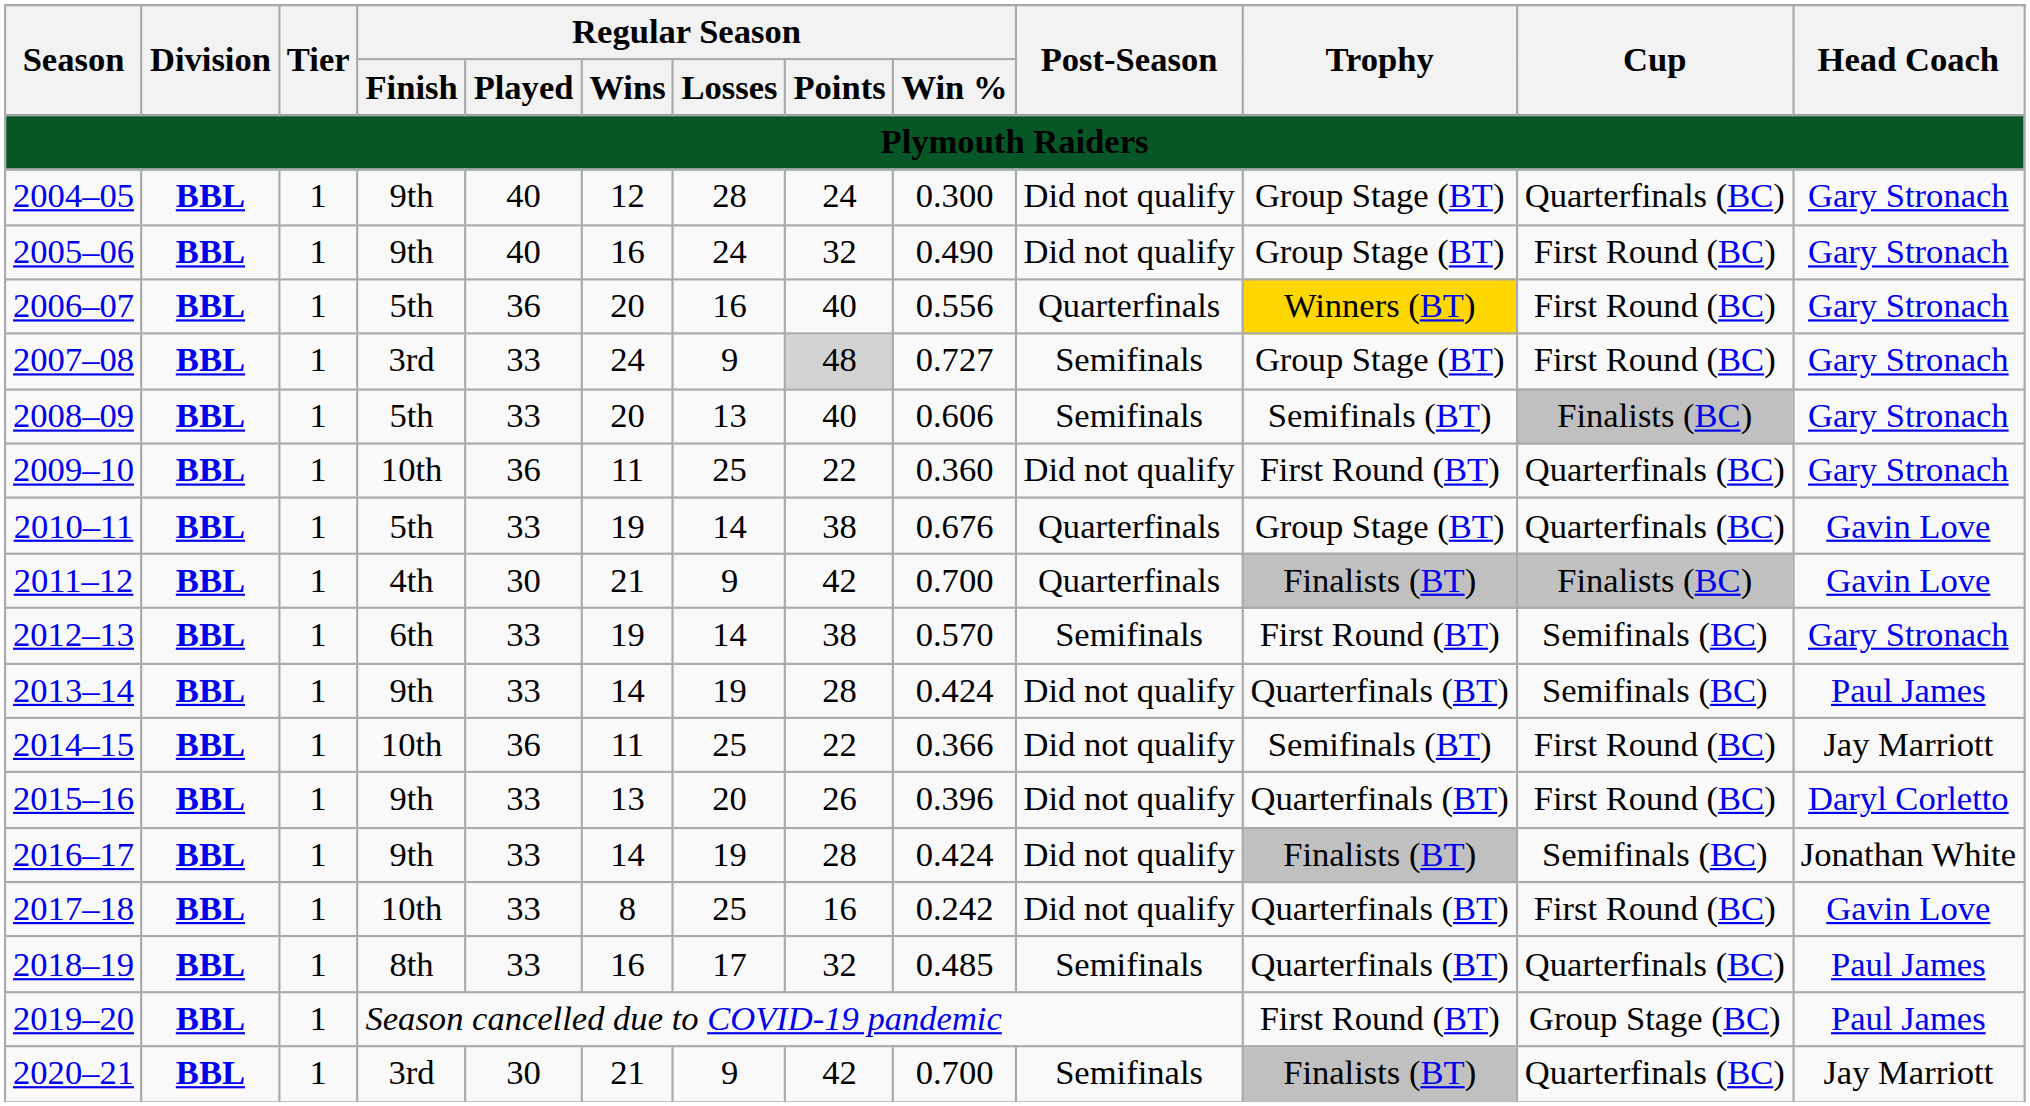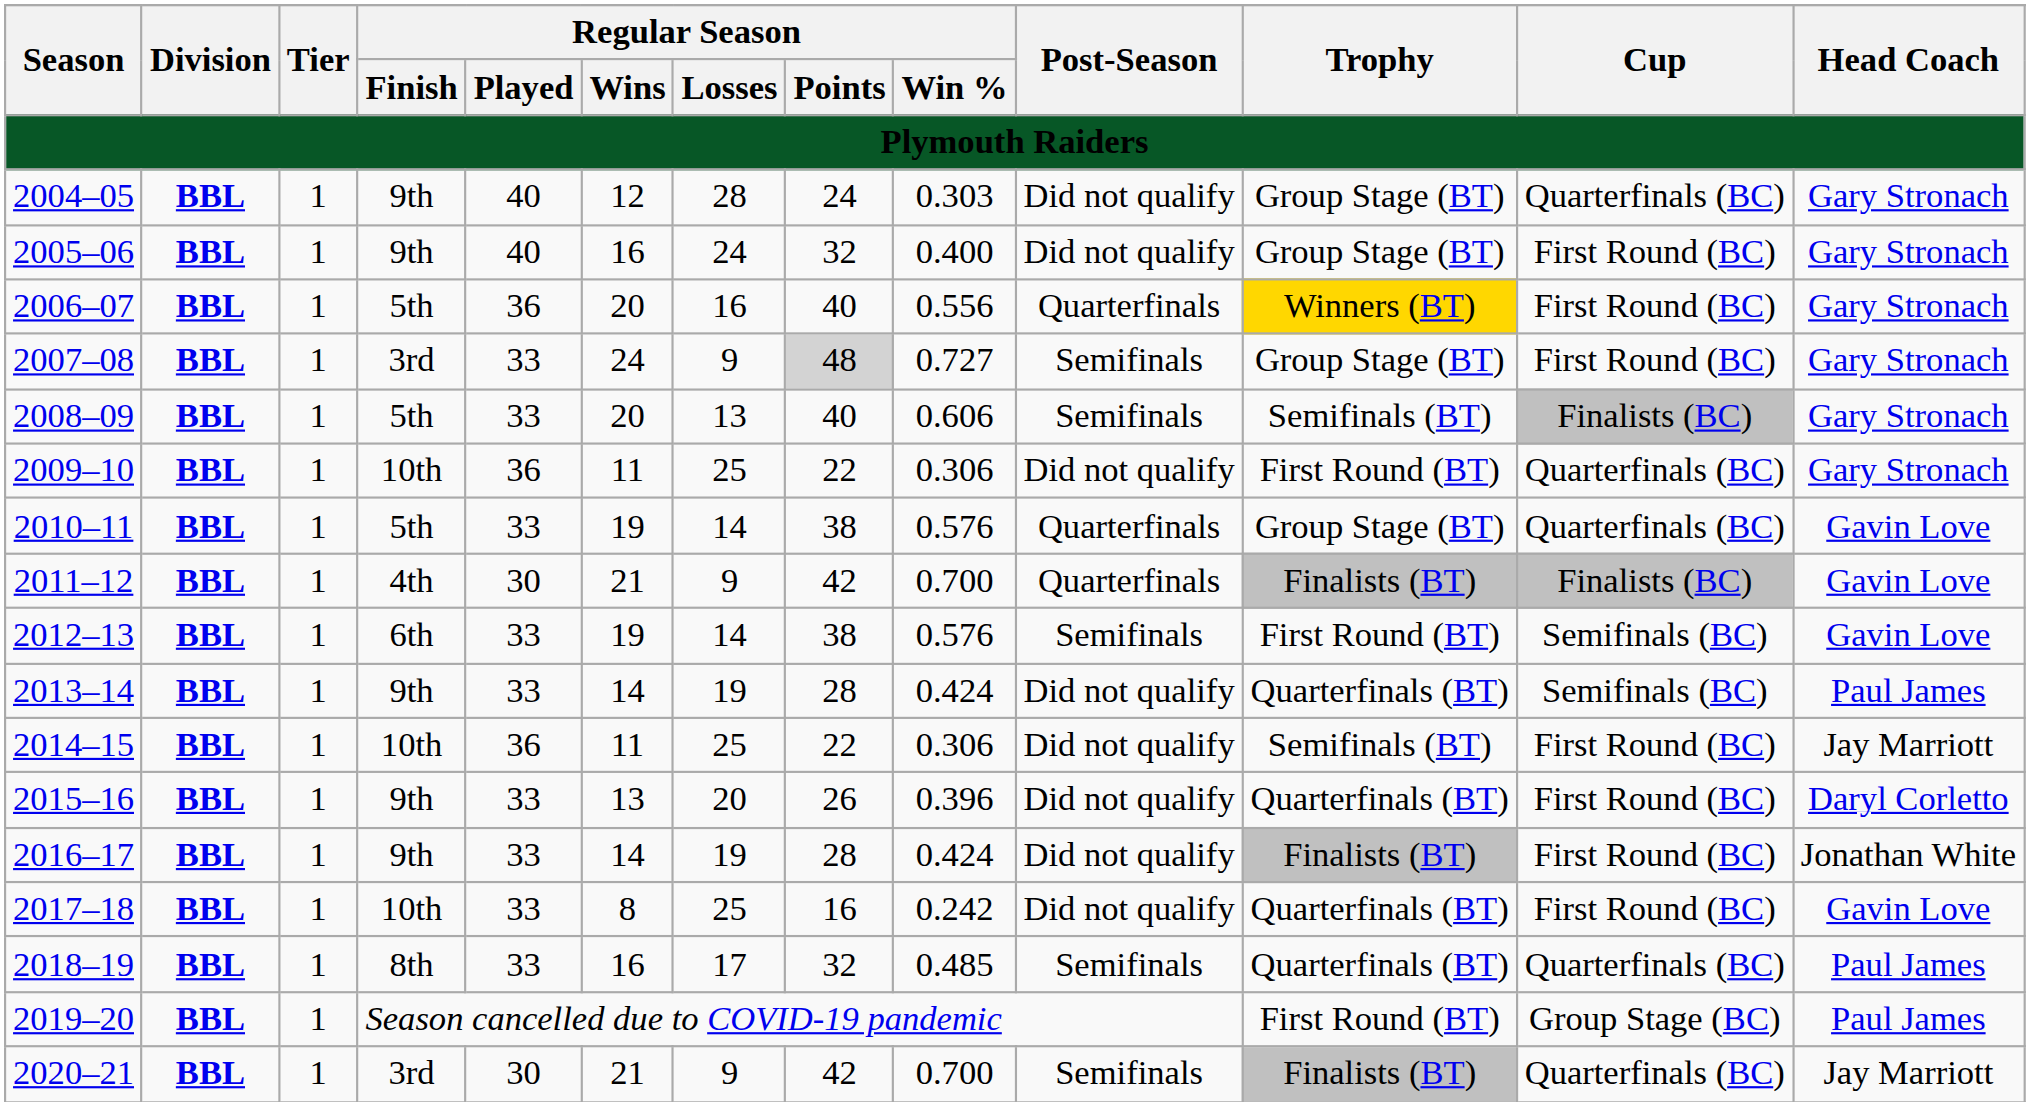(955, 196) 0.300 -> (955, 196) 0.303
(955, 251) 0.490 -> (955, 251) 0.400
(955, 470) 0.360 -> (955, 470) 0.306
(955, 525) 0.676 -> (955, 525) 0.576
(955, 634) 0.570 -> (955, 634) 0.576
(1908, 634) Gary Stronach -> (1908, 634) Gavin Love
(955, 744) 0.366 -> (955, 744) 0.306
(1655, 854) Semifinals (BC) -> (1655, 854) First Round (BC)
